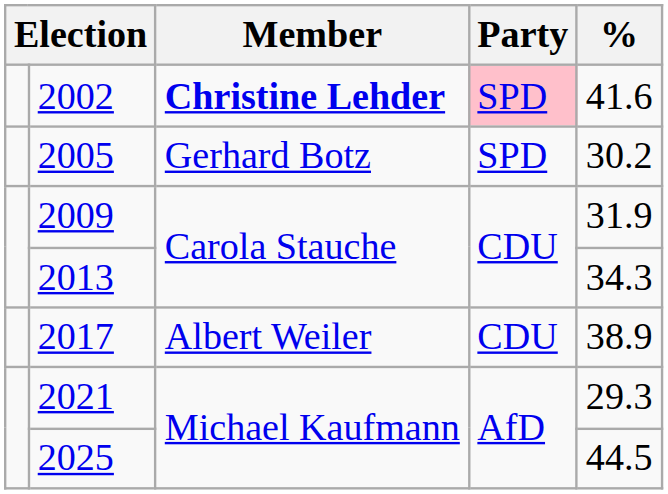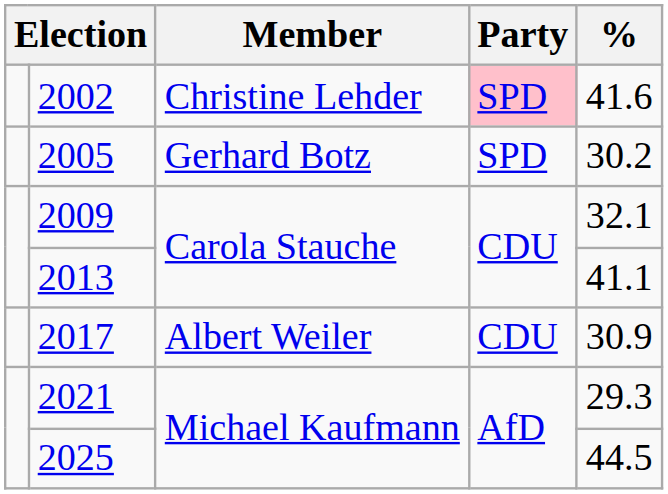(305, 95) bold -> (293, 95) normal
(619, 215) 31.9 -> (619, 215) 32.1
(619, 276) 34.3 -> (619, 276) 41.1
(619, 336) 38.9 -> (619, 336) 30.9
